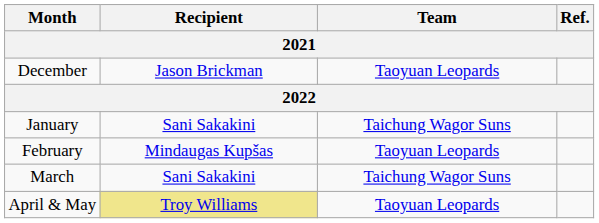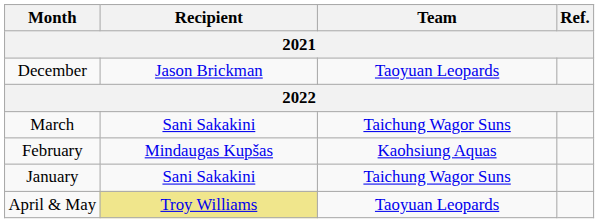rows swapped: (52, 124) <-> (52, 177)
(437, 151) Taoyuan Leopards -> (437, 151) Kaohsiung Aquas
